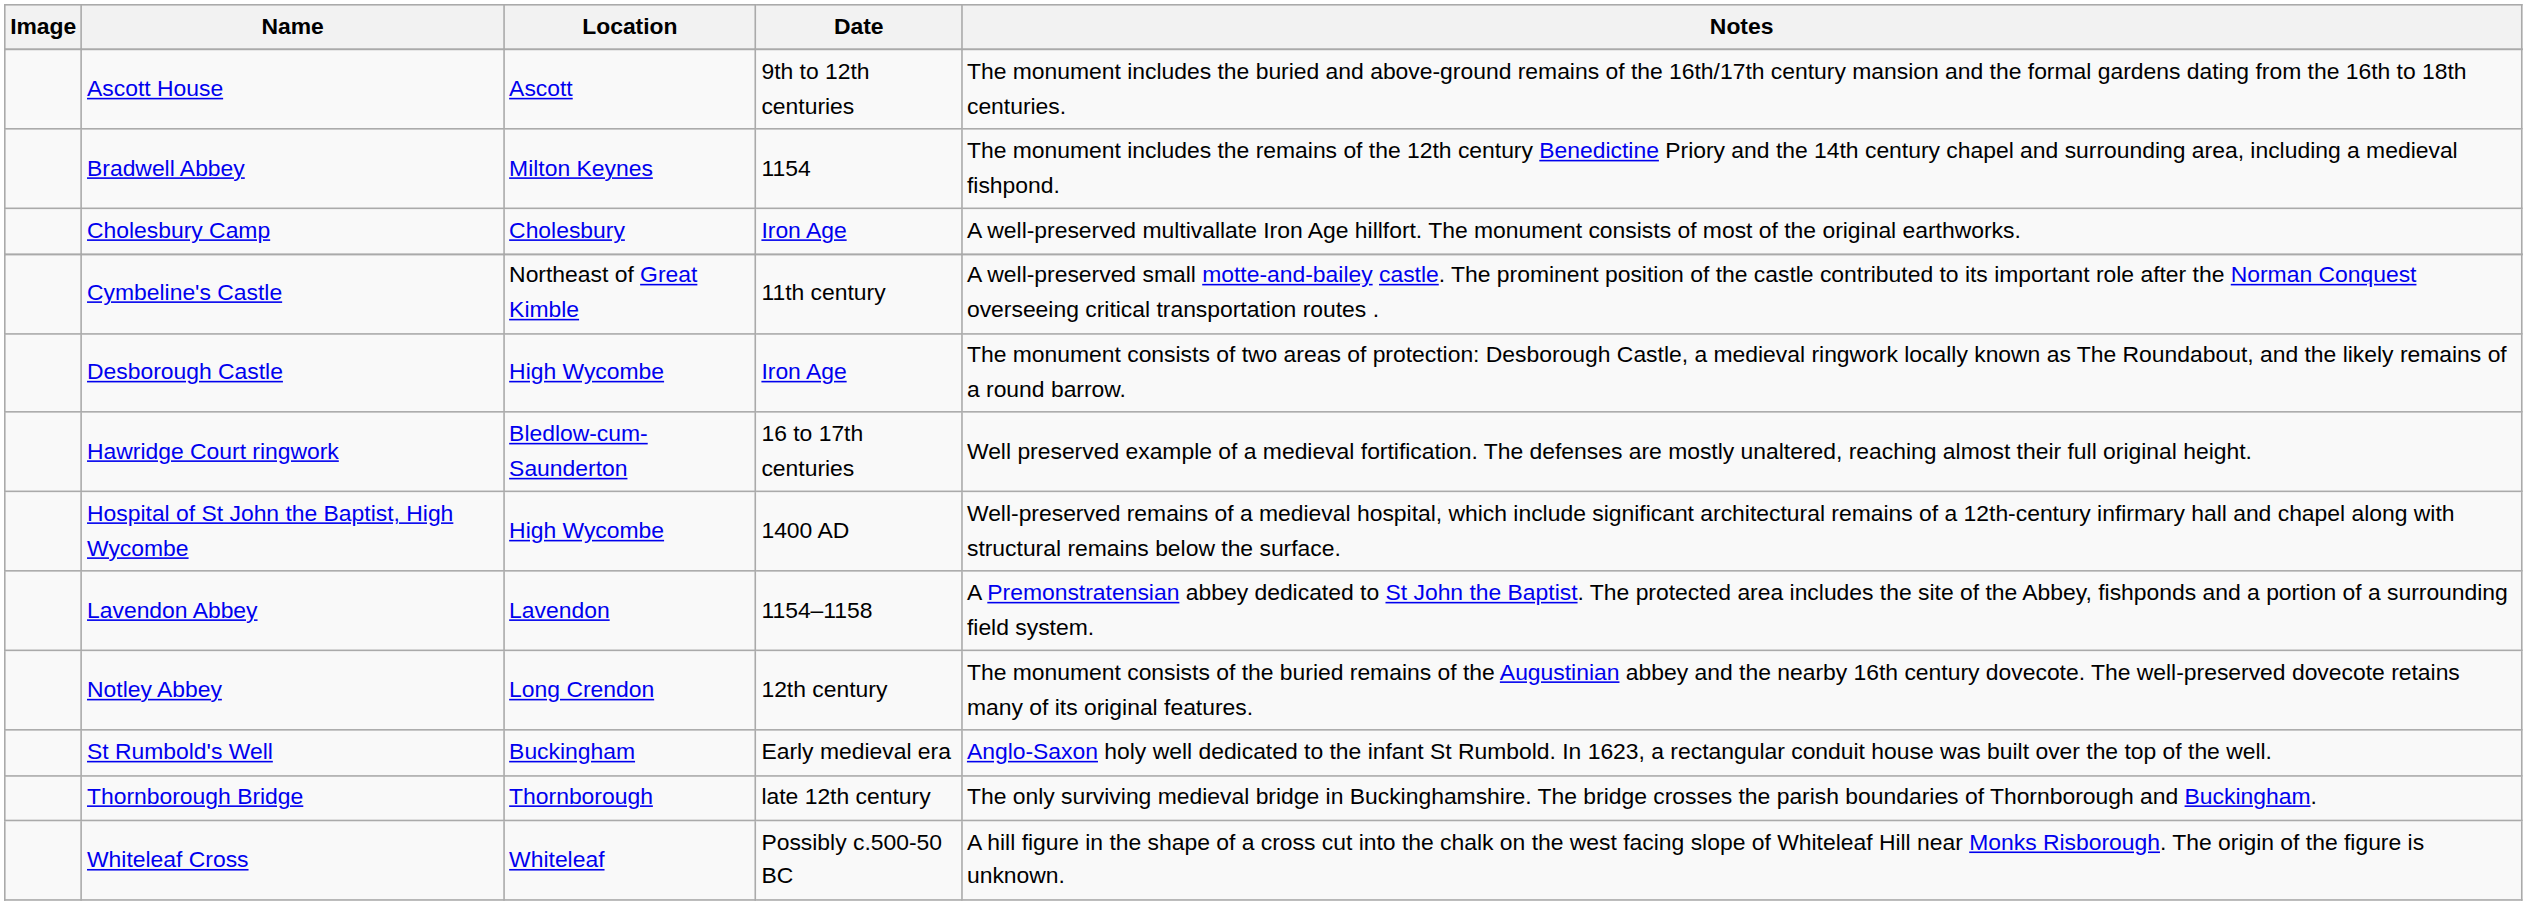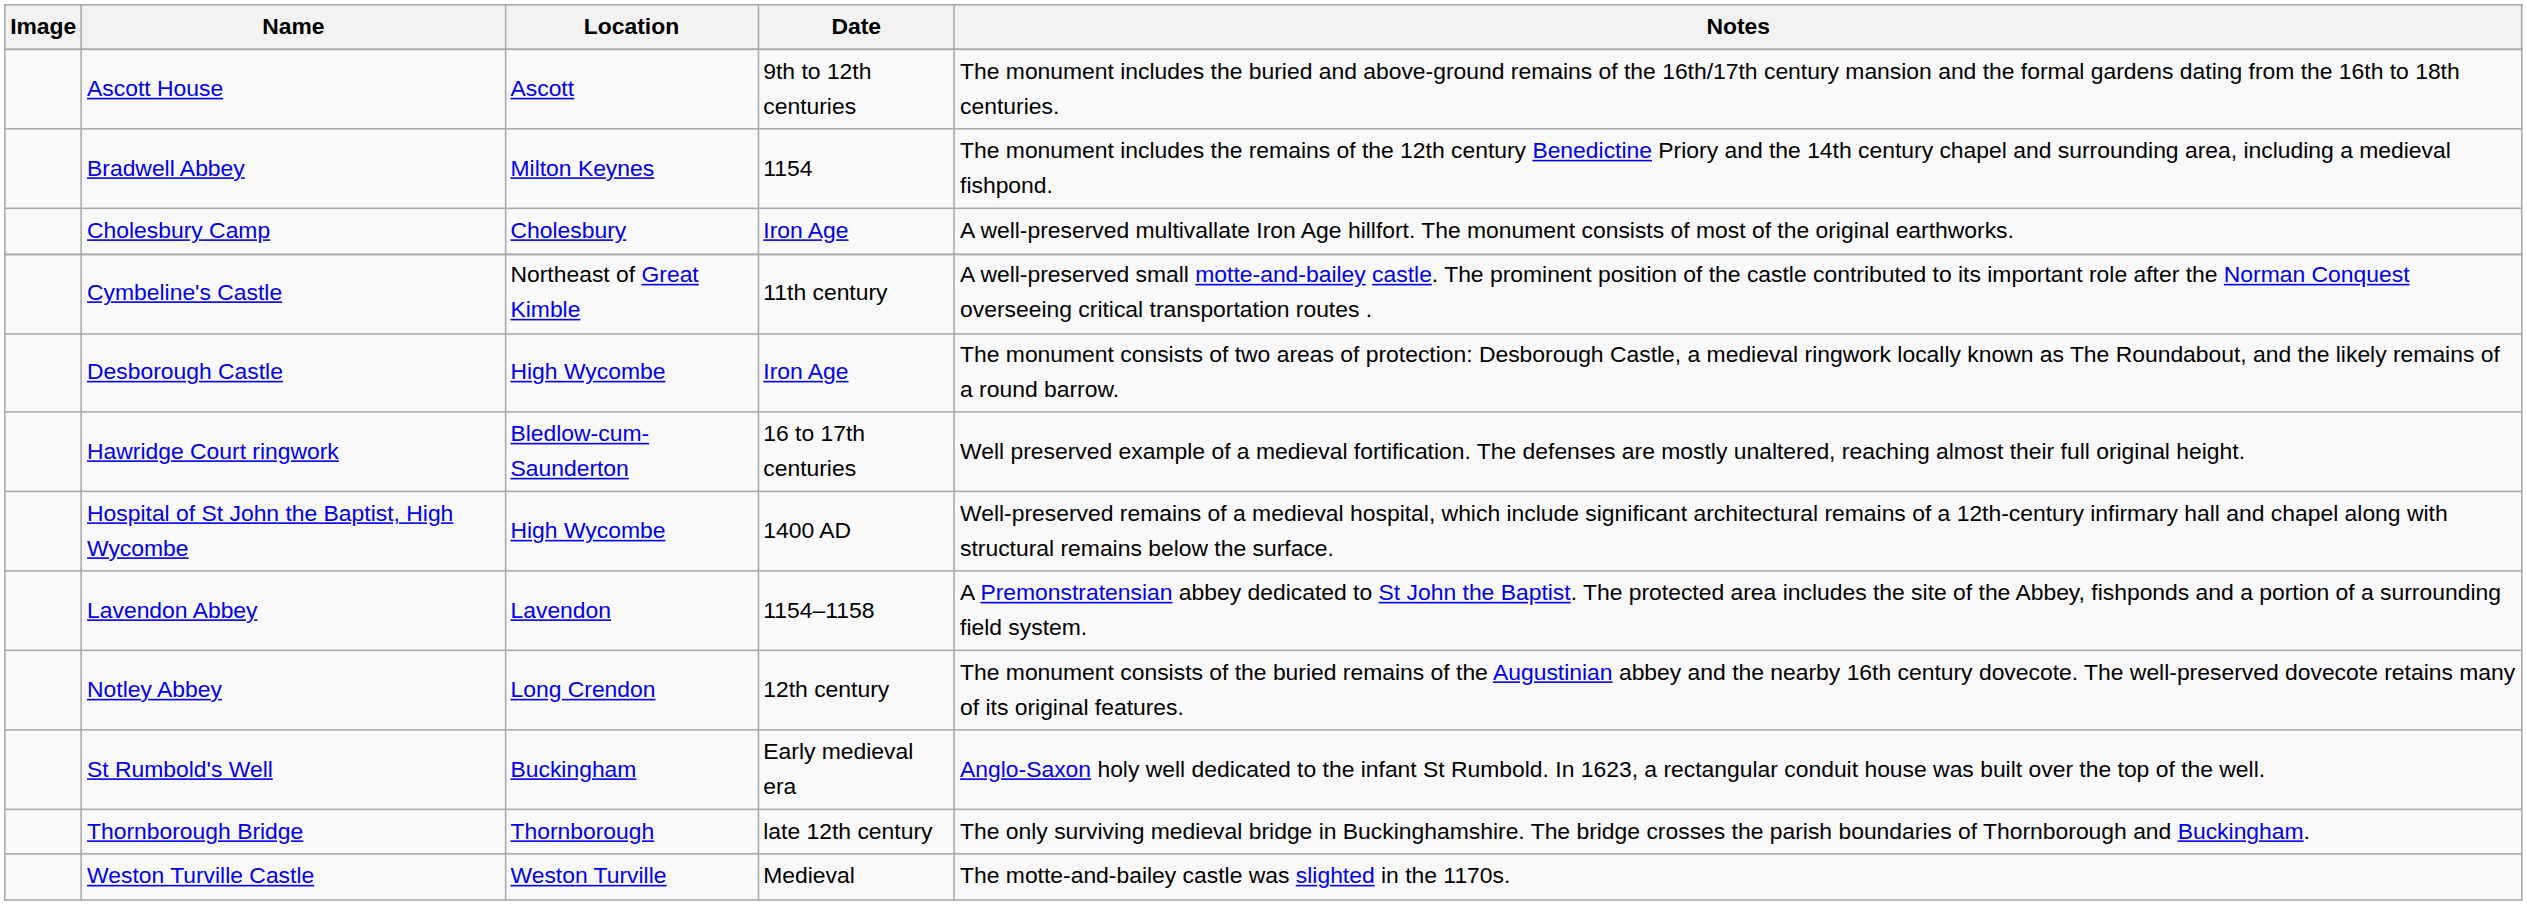+ row: (201, 876)
- row: (168, 859)
